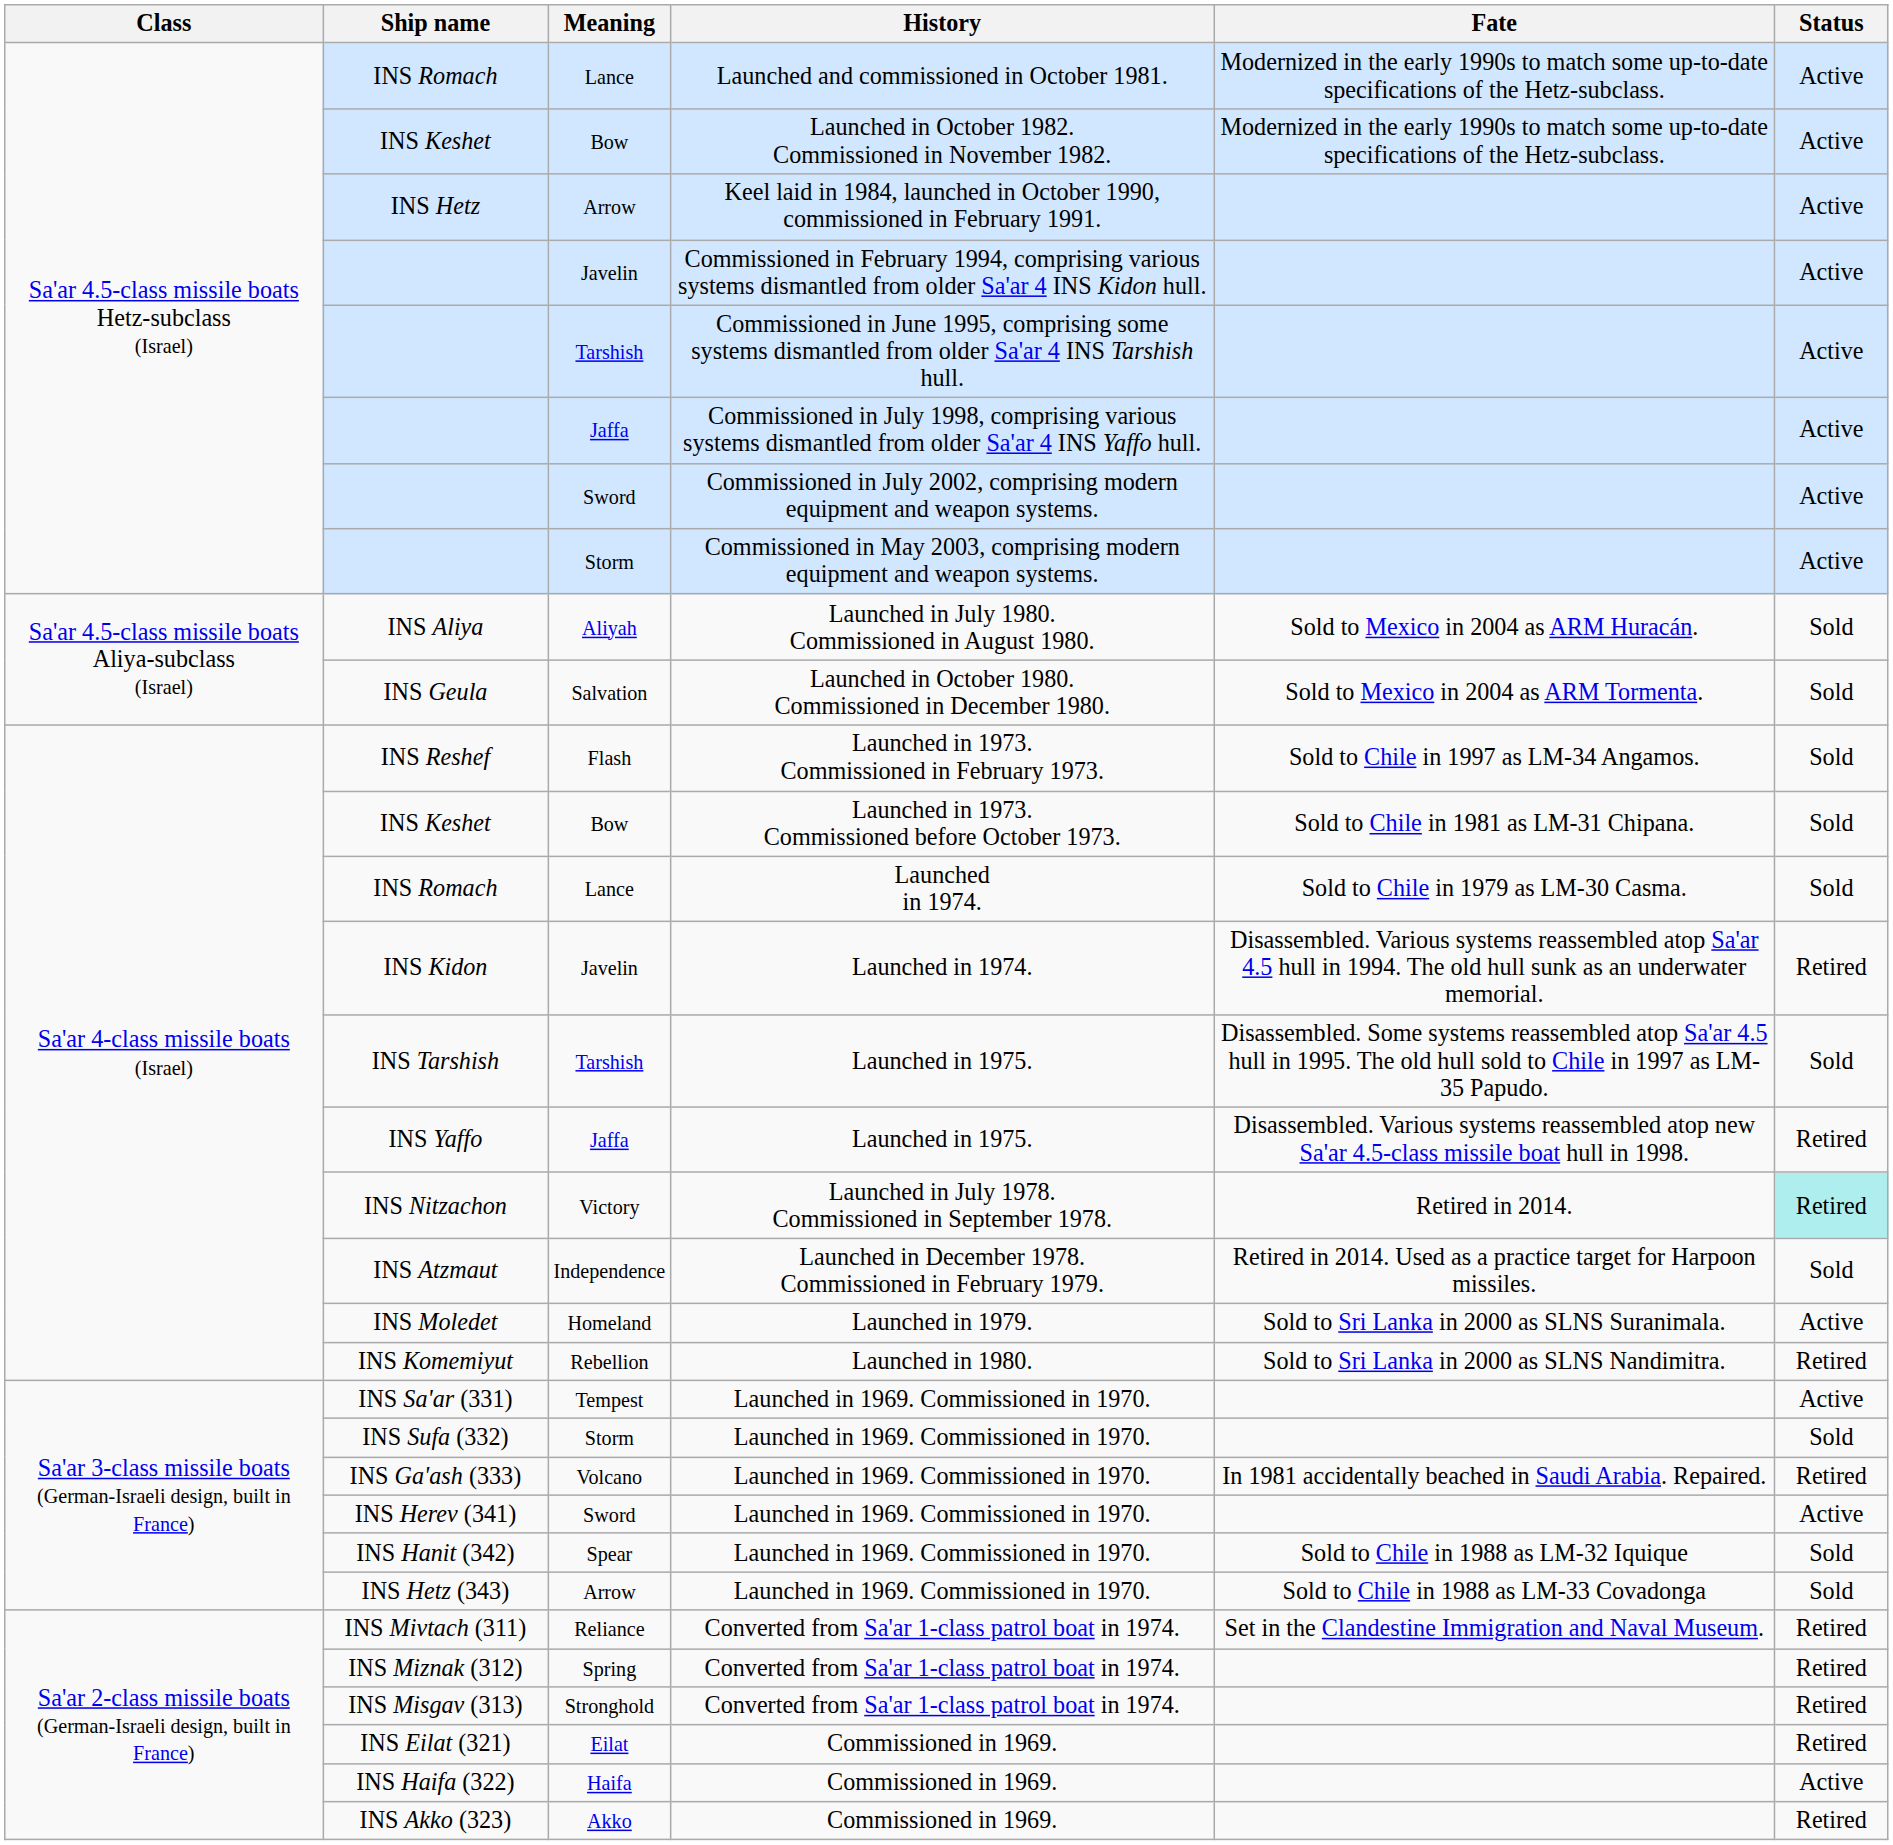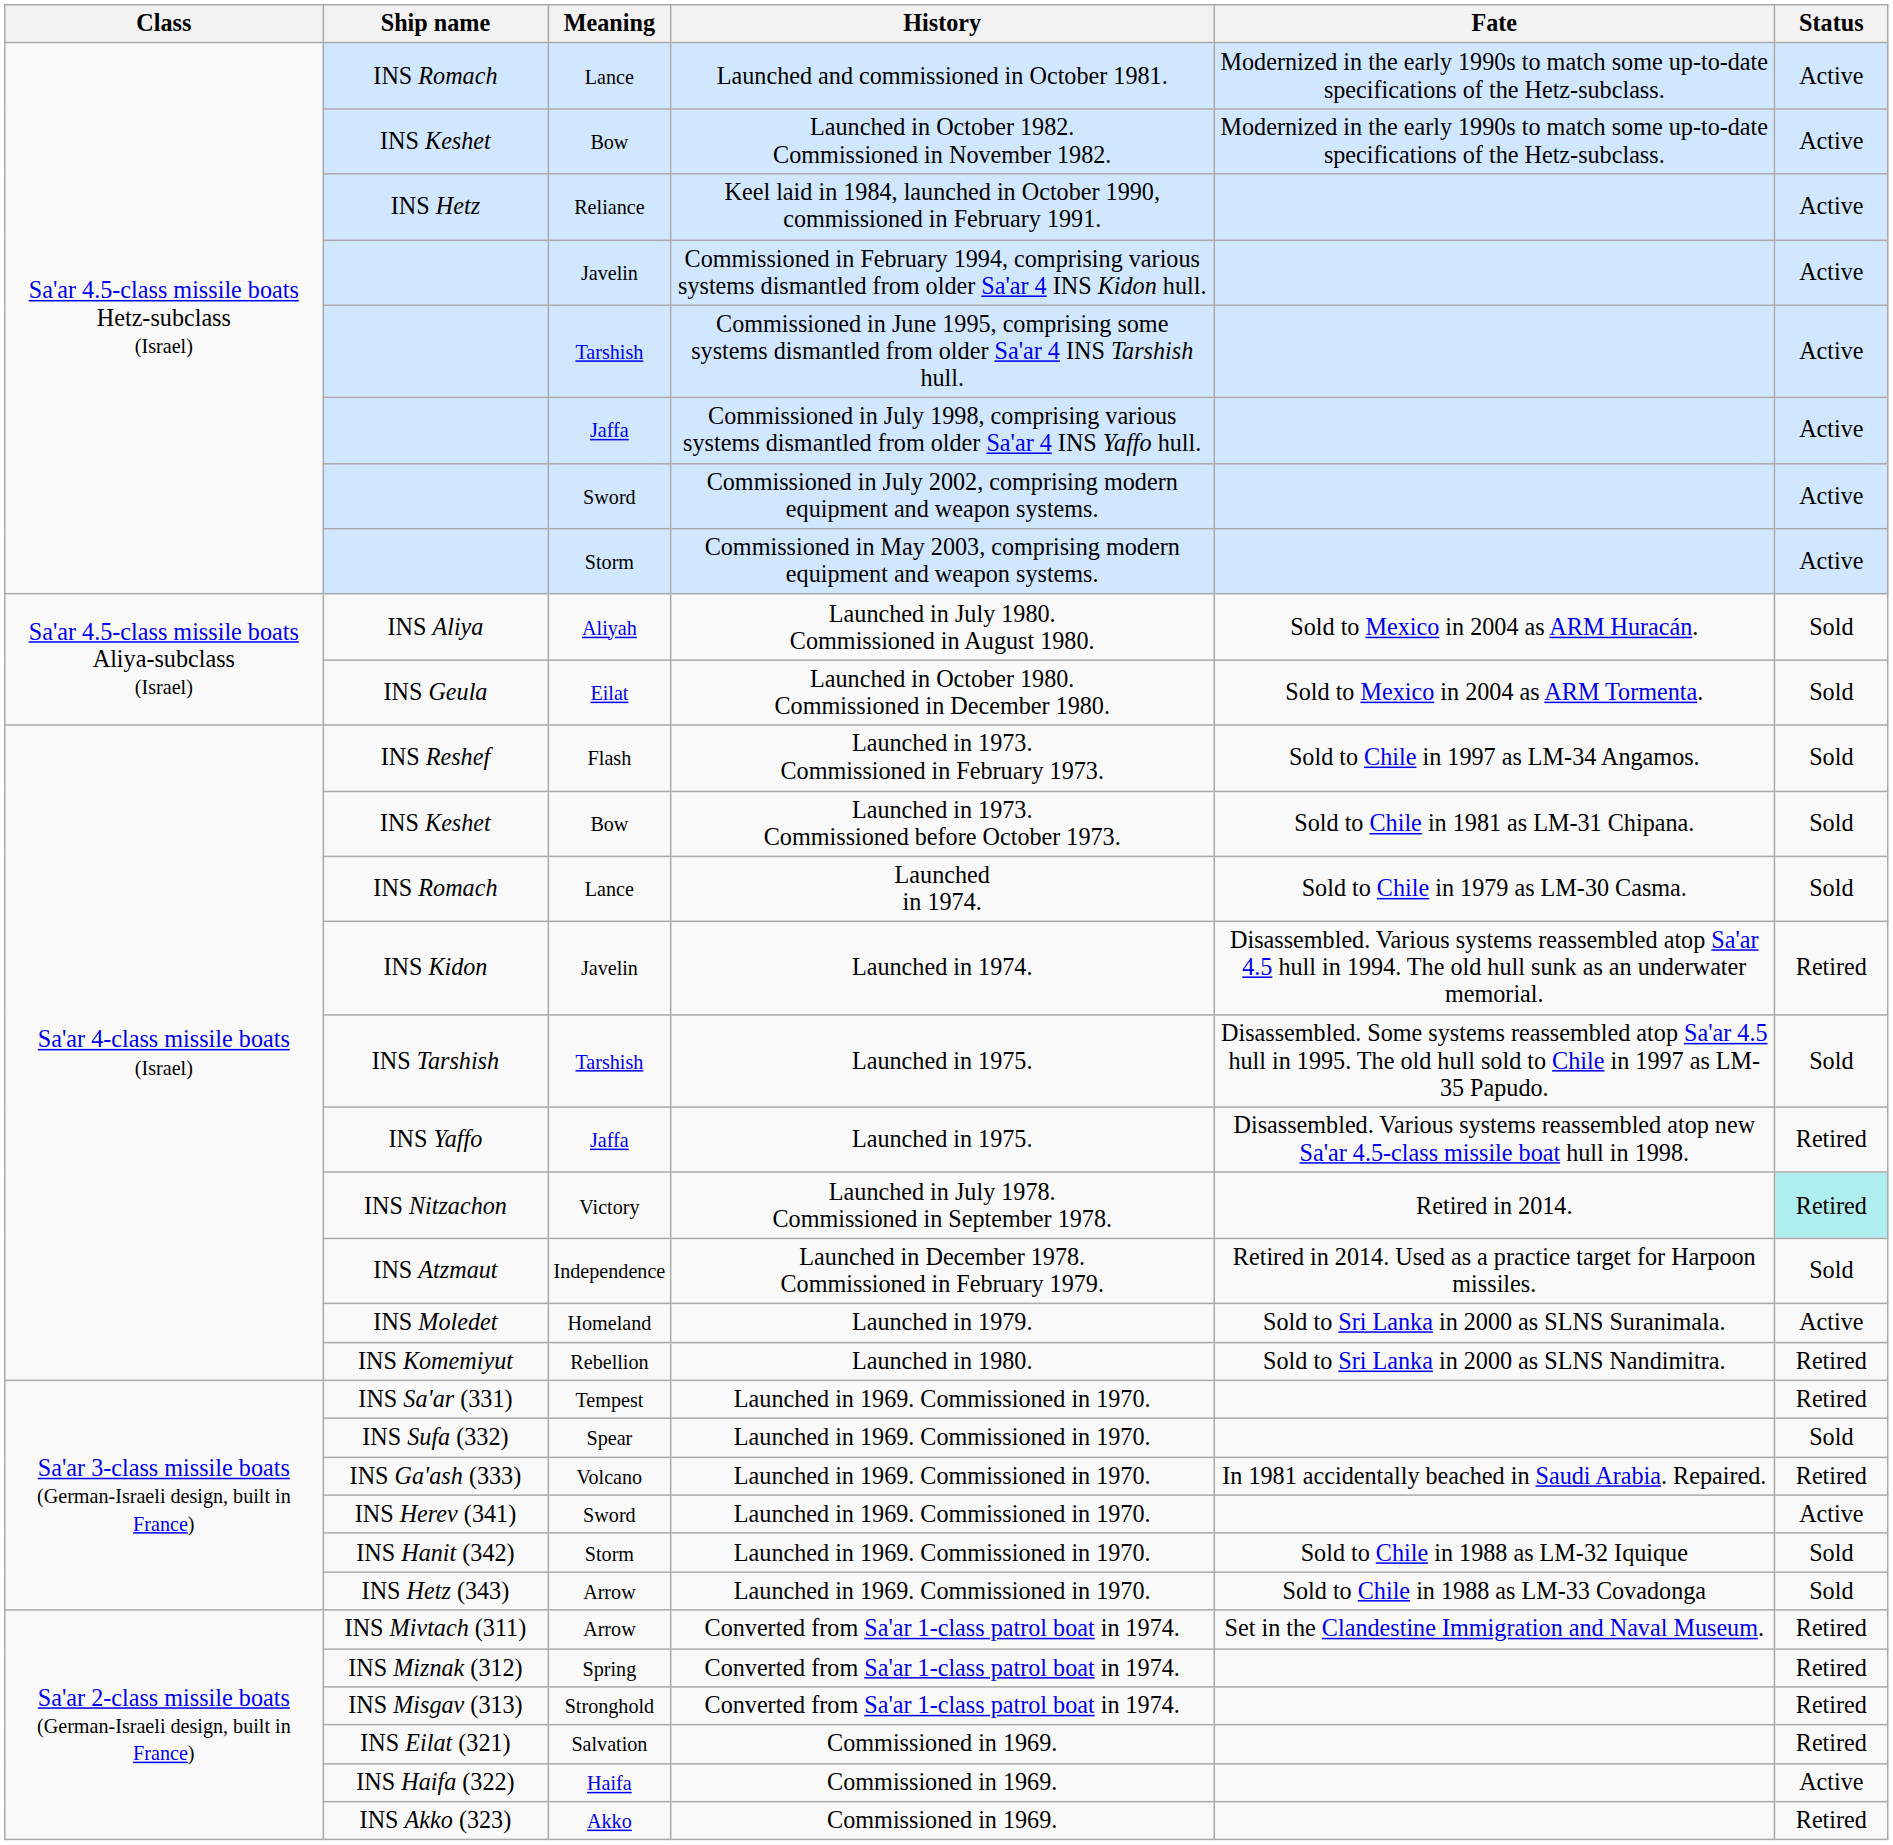(609, 208) Arrow -> (609, 208) Reliance
(609, 693) Salvation -> (609, 693) Eilat
(1831, 1399) Active -> (1831, 1399) Retired
(609, 1438) Storm -> (609, 1438) Spear
(609, 1553) Spear -> (609, 1553) Storm
(609, 1630) Reliance -> (609, 1630) Arrow
(609, 1745) Eilat -> (609, 1745) Salvation
